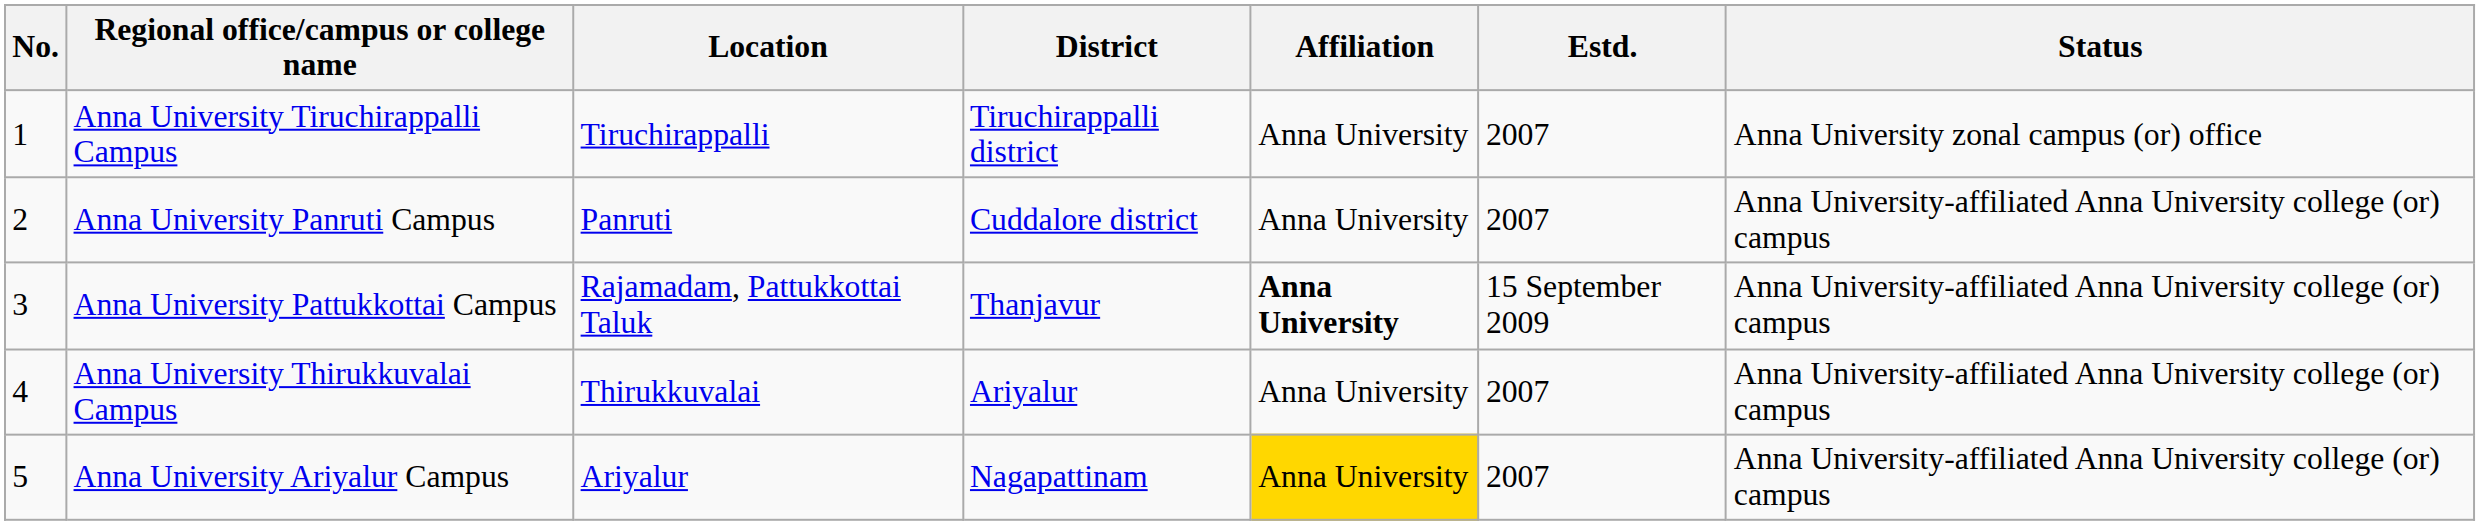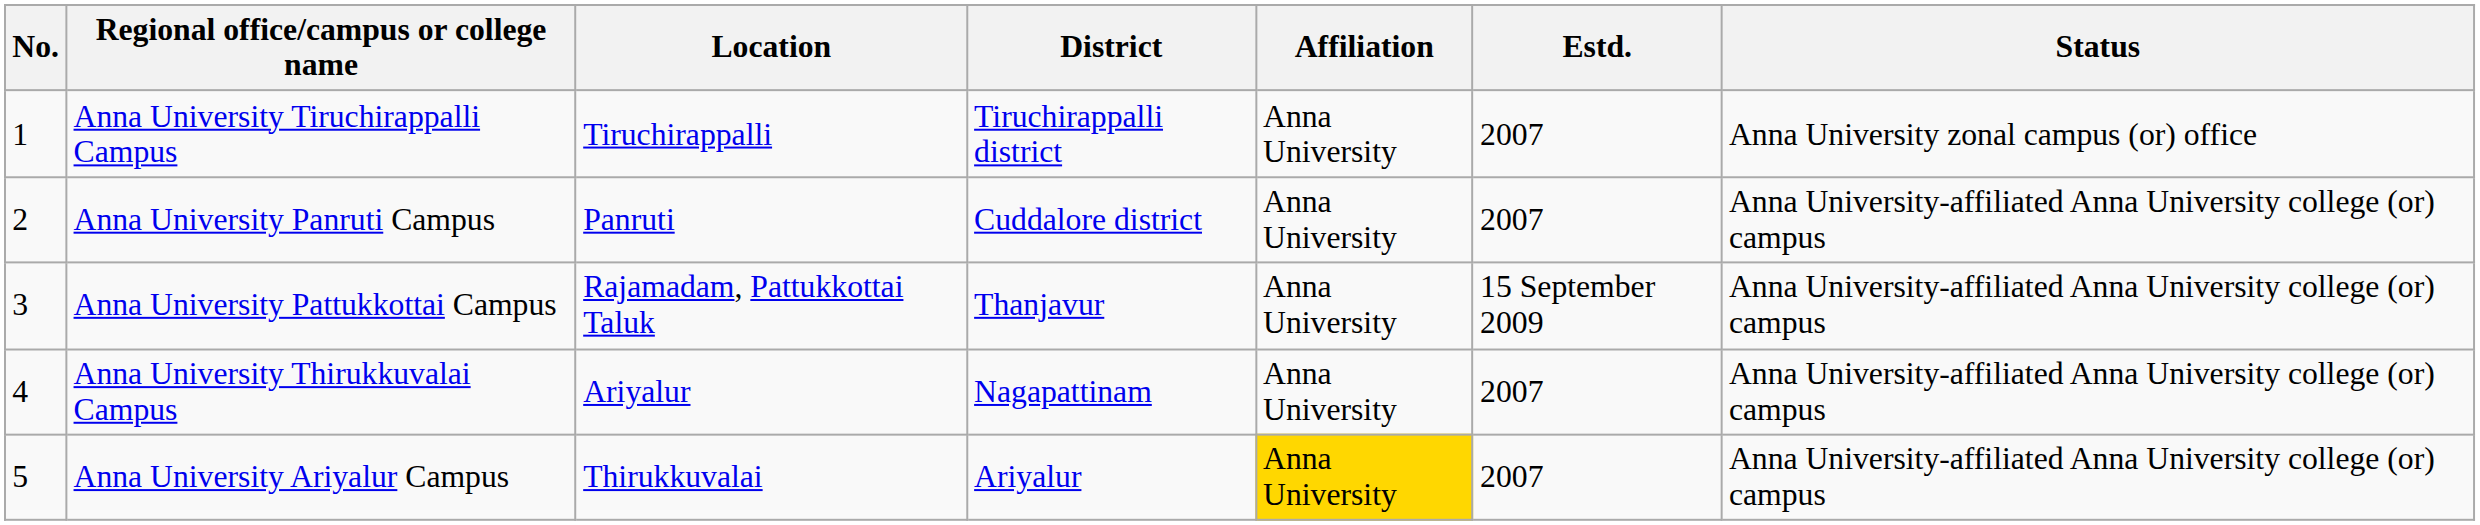(1329, 305) bold -> (1330, 305) normal
(670, 390) Thirukkuvalai -> (637, 390) Ariyalur
(1024, 390) Ariyalur -> (1063, 390) Nagapattinam
(634, 476) Ariyalur -> (673, 476) Thirukkuvalai
(1059, 476) Nagapattinam -> (1028, 476) Ariyalur
